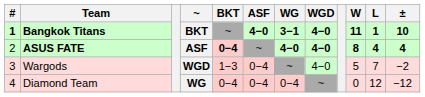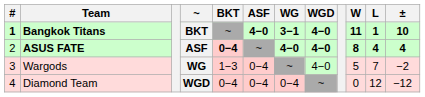(197, 66) WGD -> (197, 66) WG
(197, 84) WG -> (197, 84) WGD
